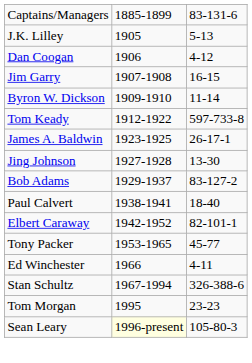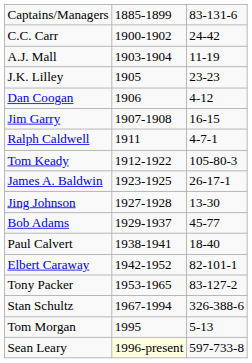+ row: (33, 35)
+ row: (32, 56)
(201, 35) 5-13 -> (205, 77) 23-23
- row: (56, 98)
+ row: (48, 139)
(217, 118) 597-733-8 -> (213, 160) 105-80-3
(213, 181) 83-127-2 -> (205, 222) 45-77
(205, 243) 45-77 -> (213, 285) 83-127-2
- row: (46, 264)
(205, 306) 23-23 -> (201, 327) 5-13
(213, 327) 105-80-3 -> (217, 347) 597-733-8
